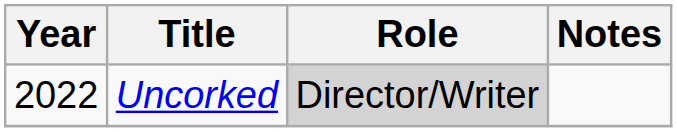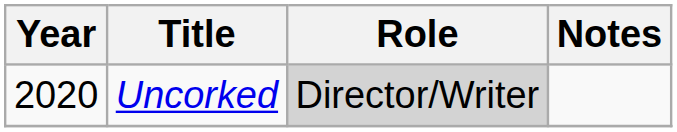(56, 94) 2022 -> (56, 94) 2020
